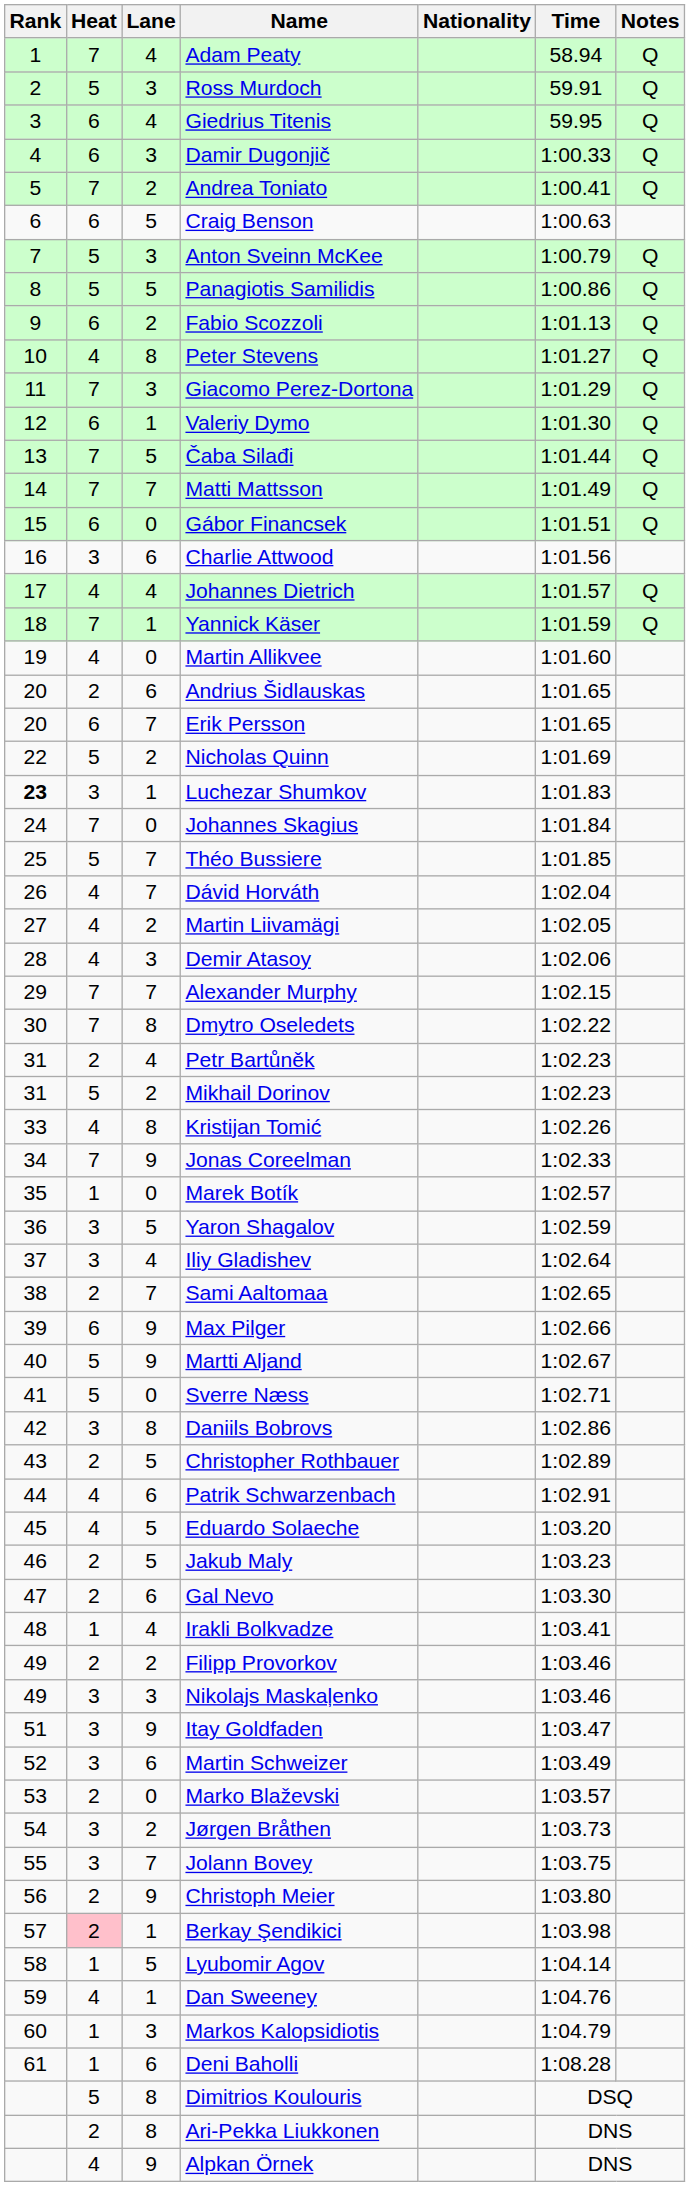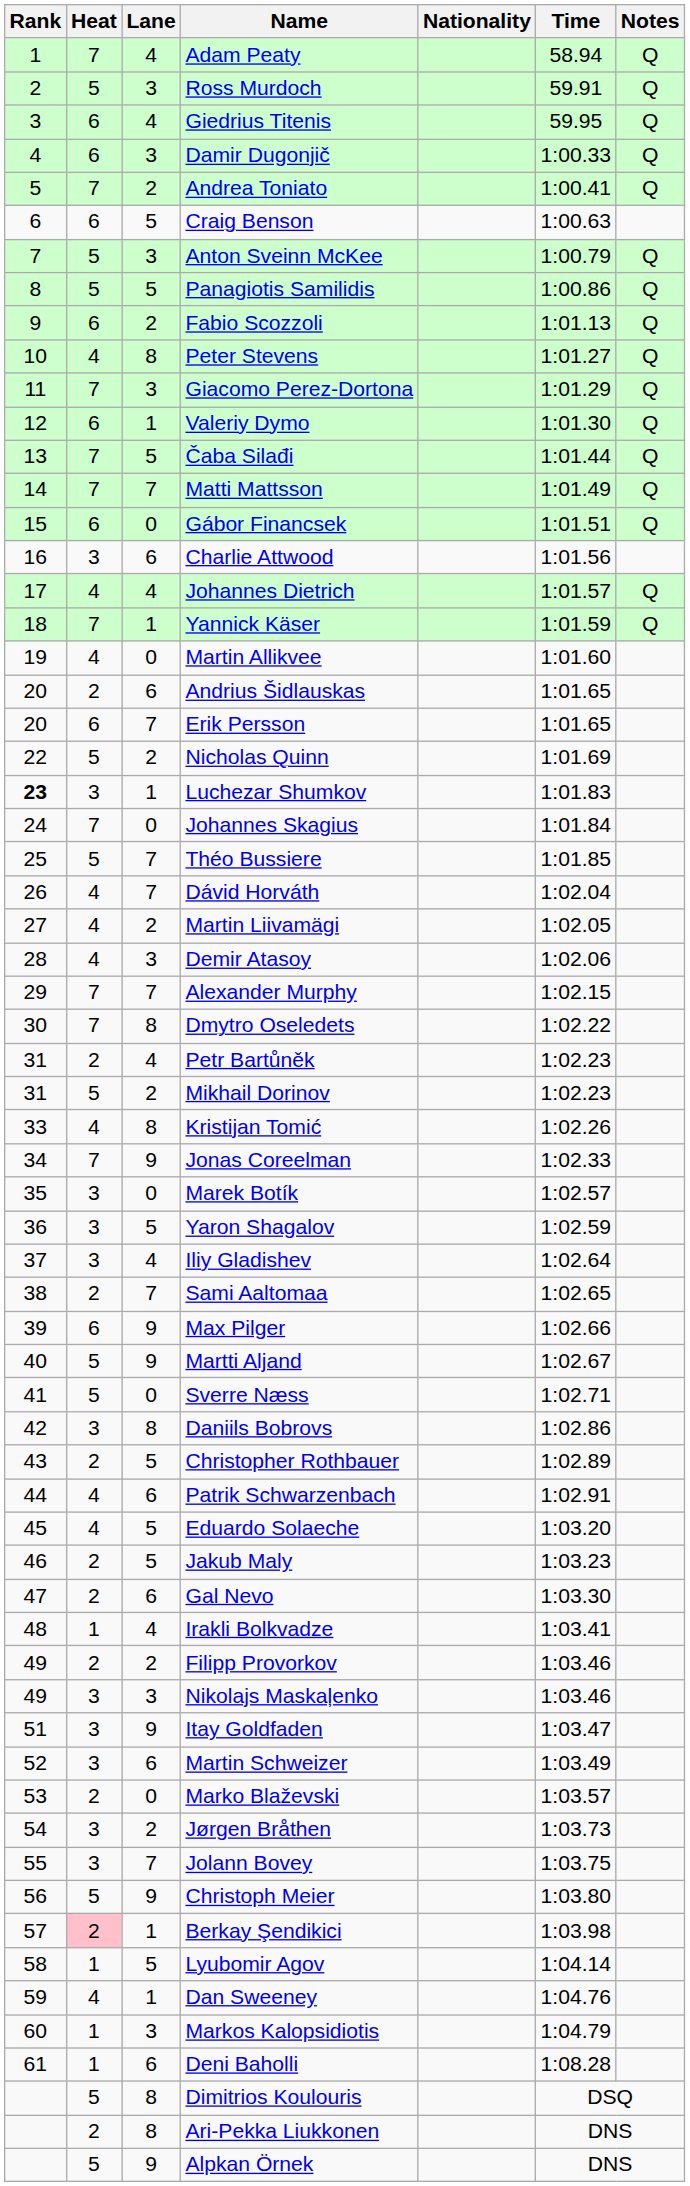(94, 1193) 1 -> (94, 1193) 3
(94, 1896) 2 -> (94, 1896) 5
(94, 2164) 4 -> (94, 2164) 5
